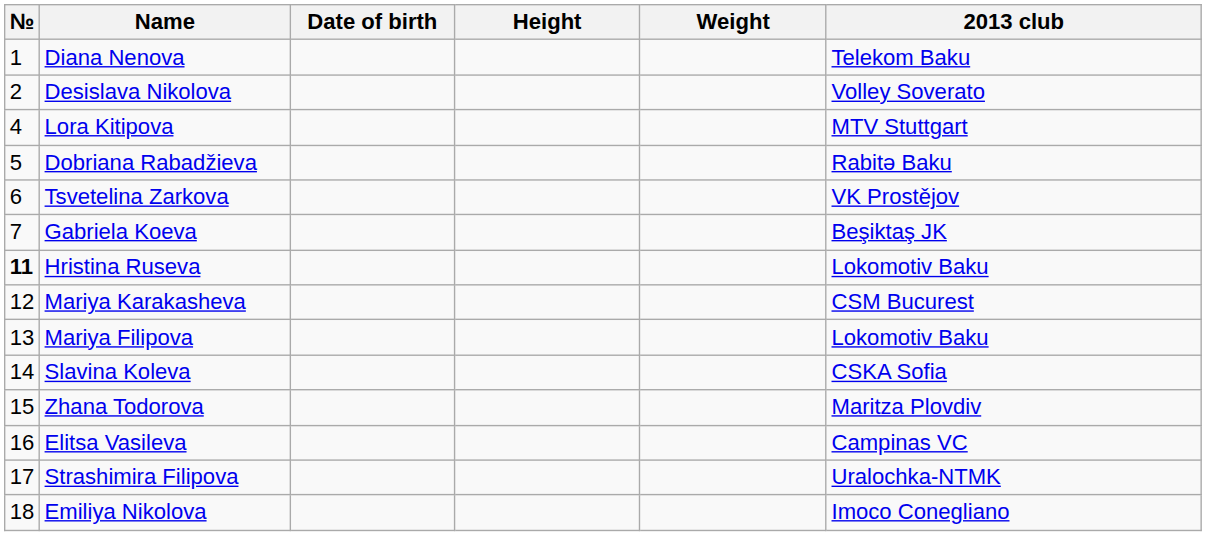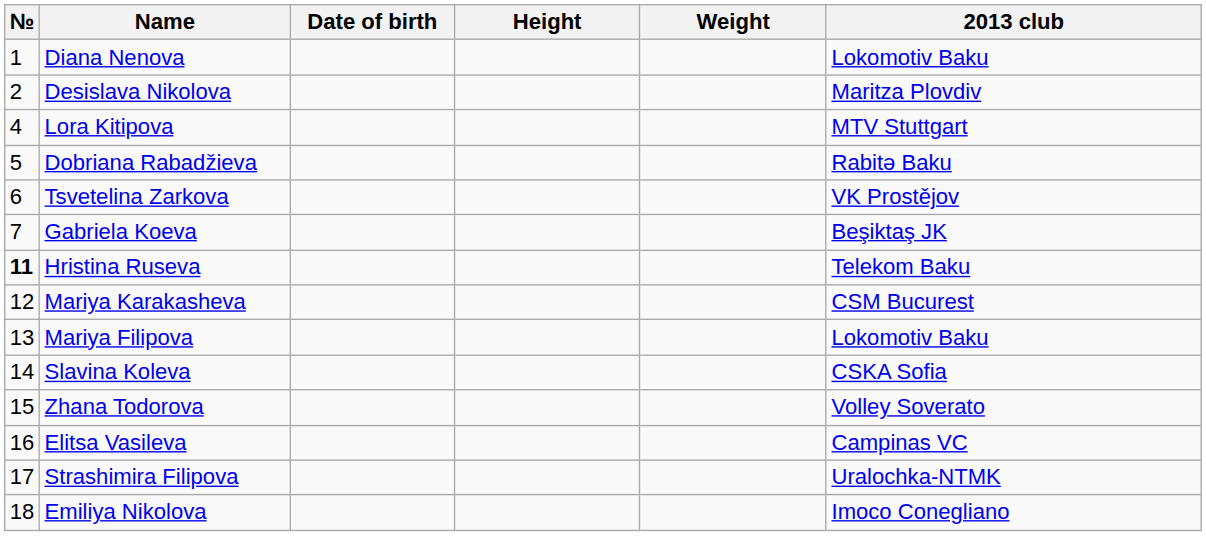(901, 57) Telekom Baku -> (910, 57) Lokomotiv Baku
(908, 92) Volley Soverato -> (906, 92) Maritza Plovdiv
(910, 267) Lokomotiv Baku -> (901, 267) Telekom Baku
(906, 407) Maritza Plovdiv -> (908, 407) Volley Soverato
